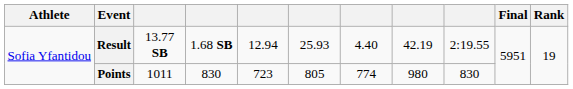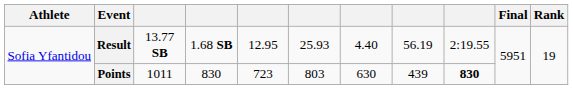(263, 45) 12.94 -> (263, 45) 12.95
(418, 45) 42.19 -> (418, 45) 56.19
(315, 74) 805 -> (315, 74) 803
(366, 74) 774 -> (366, 74) 630
(418, 74) 980 -> (418, 74) 439
(470, 74) normal -> (470, 74) bold
